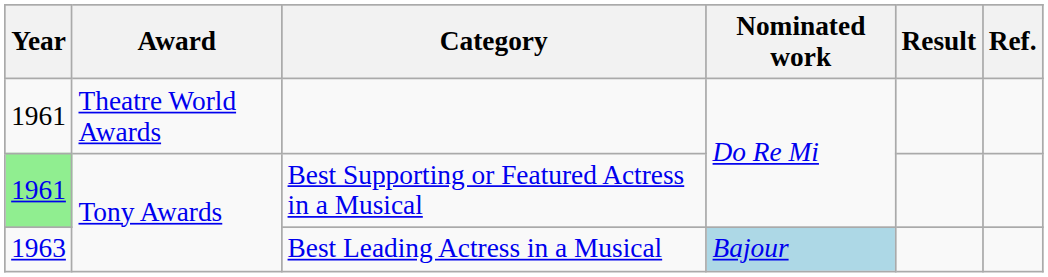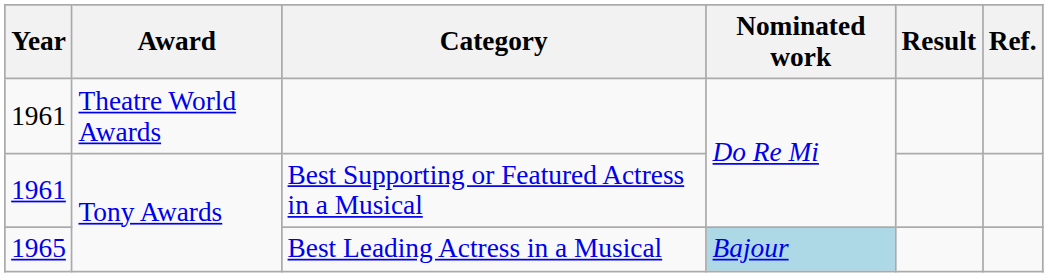(39, 189) lightgreen background -> (39, 189) no background
(39, 248) 1963 -> (39, 248) 1965
